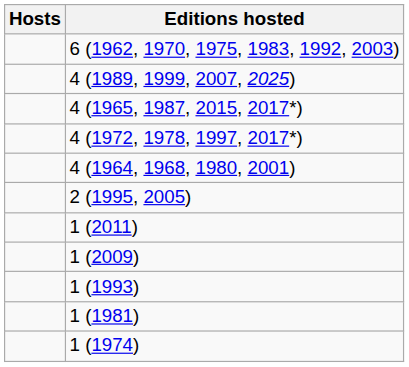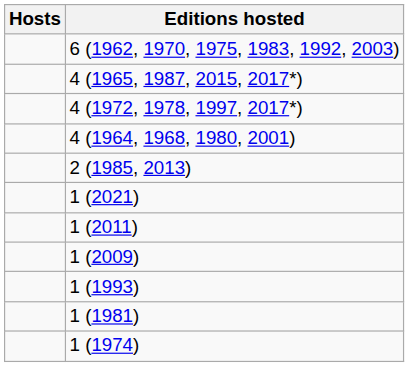- row: (182, 78)
+ row: (130, 167)
- row: (130, 197)
+ row: (104, 197)
